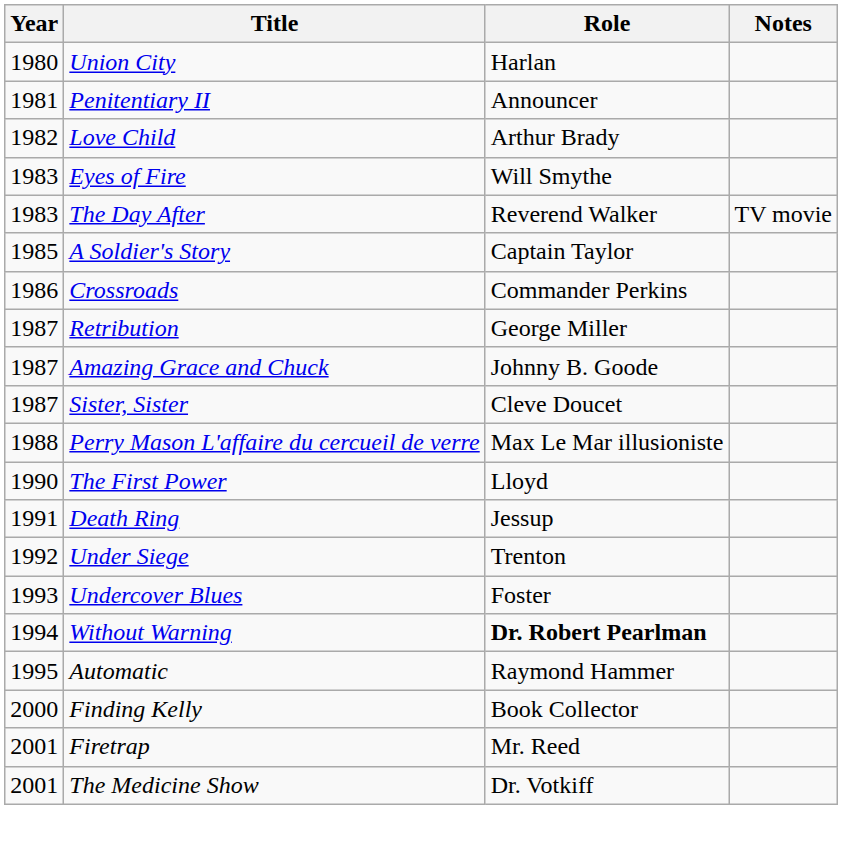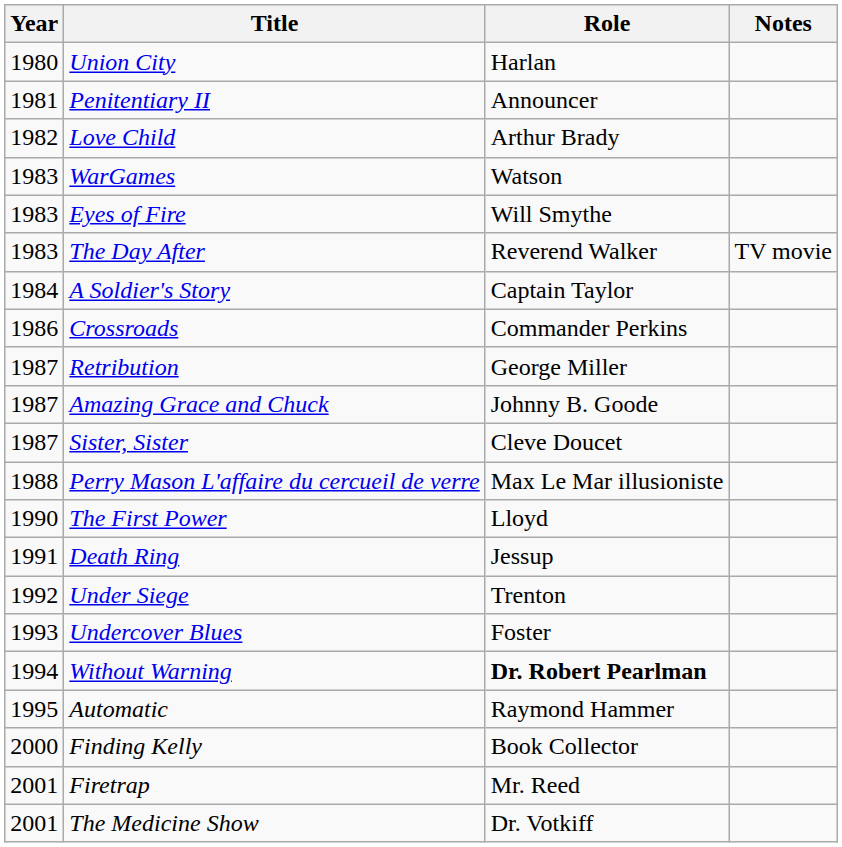+ row: (122, 175)
(34, 251) 1985 -> (34, 289) 1984
